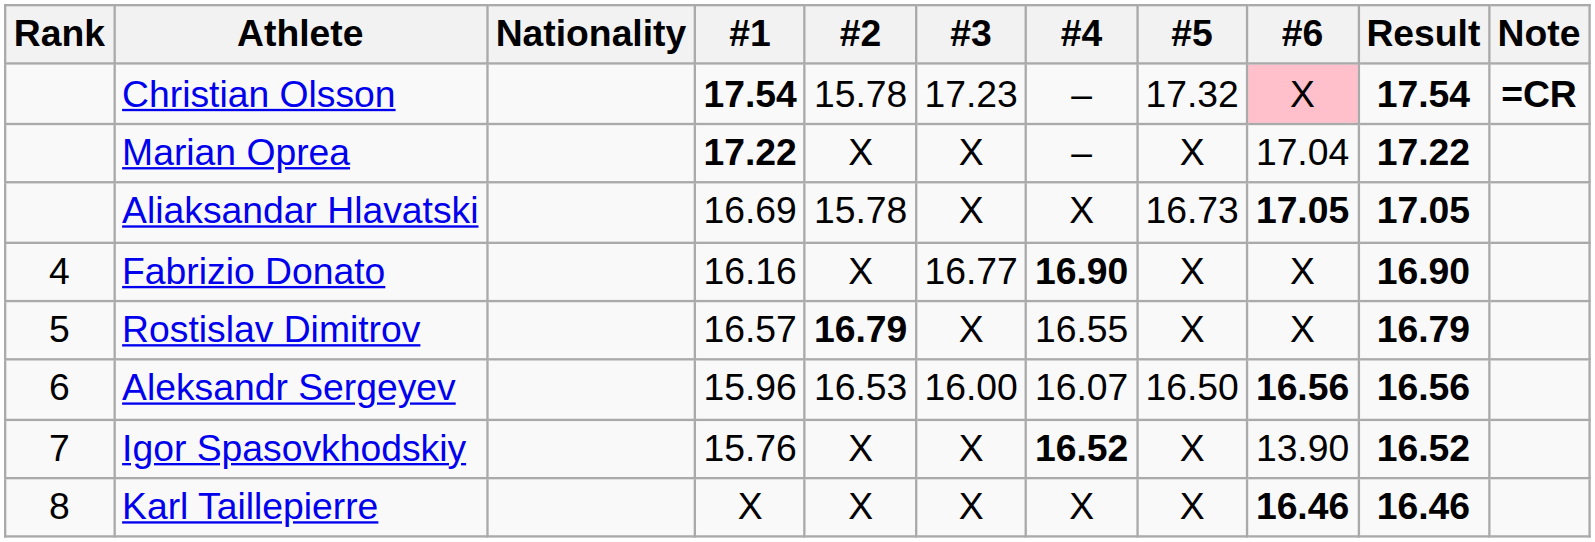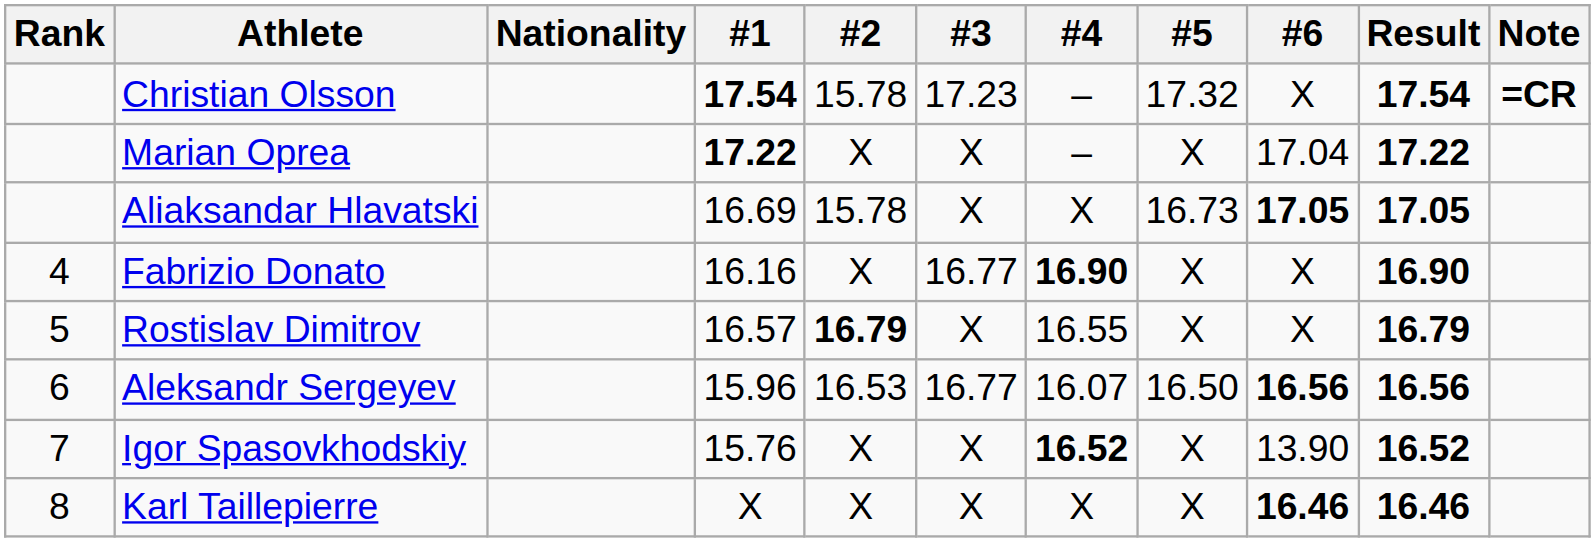(1303, 93) pink background -> (1303, 93) no background
(971, 388) 16.00 -> (971, 388) 16.77
